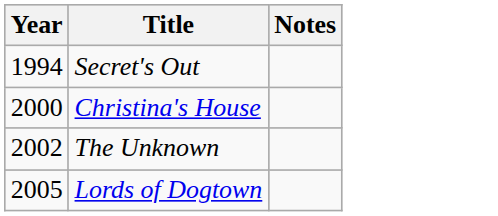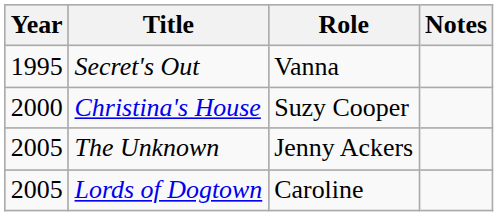+ column: (344, 25)
(37, 66) 1994 -> (37, 66) 1995
(37, 148) 2002 -> (37, 148) 2005
